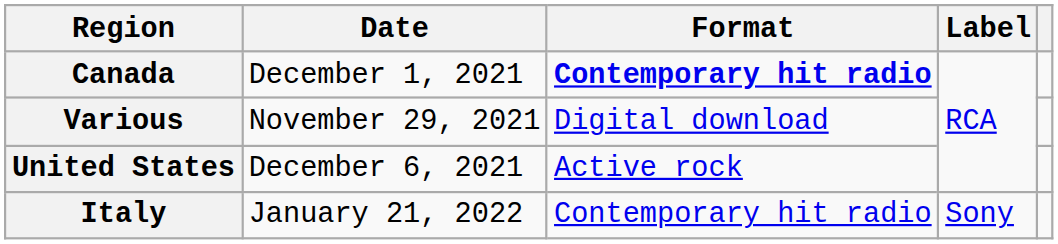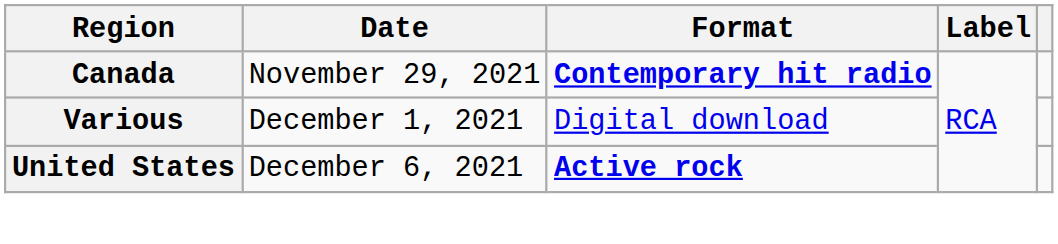(386, 75) December 1, 2021 -> (395, 75) November 29, 2021
(395, 122) November 29, 2021 -> (386, 122) December 1, 2021
(648, 168) normal -> (648, 168) bold
- row: (123, 215)
